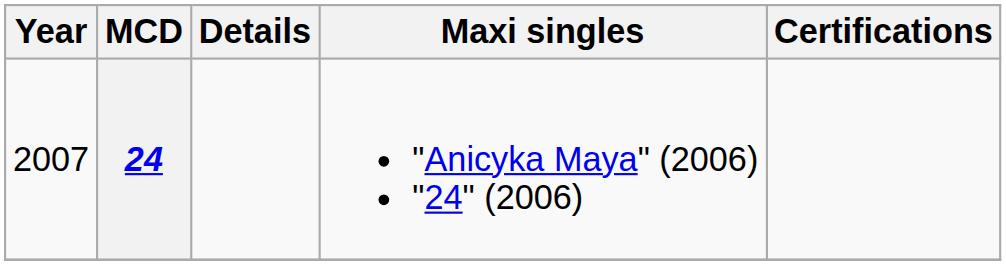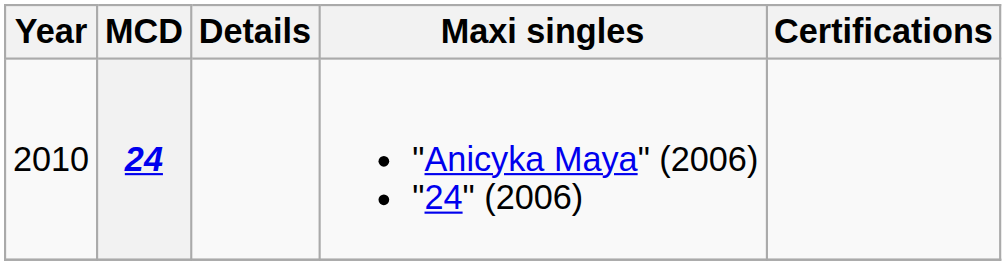(51, 158) 2007 -> (51, 158) 2010
